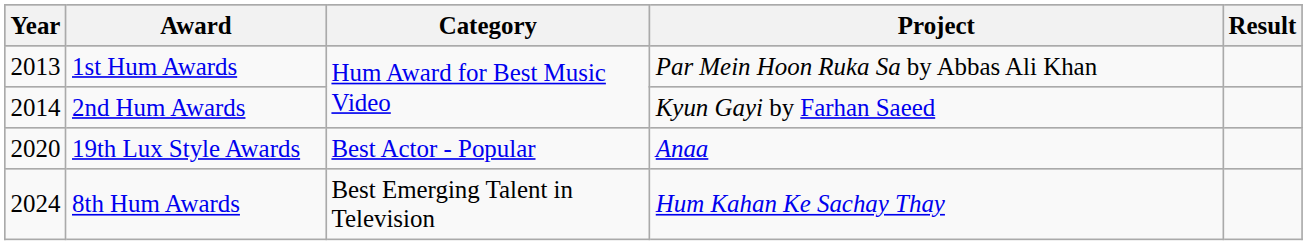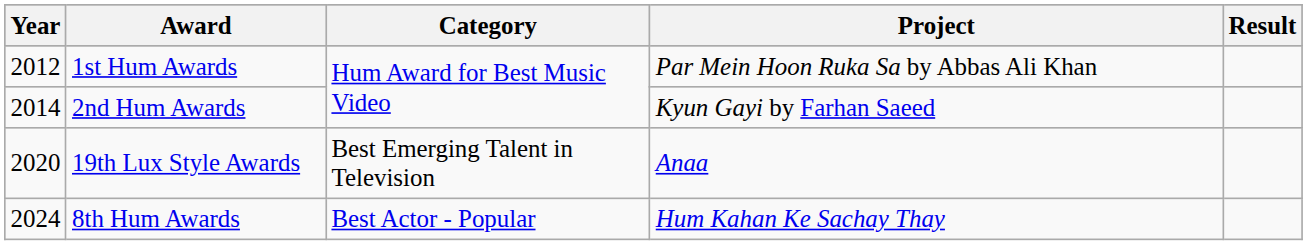(36, 66) 2013 -> (36, 66) 2012
(433, 148) Best Actor - Popular -> (452, 163) Best Emerging Talent in Television
(452, 204) Best Emerging Talent in Television -> (433, 219) Best Actor - Popular
